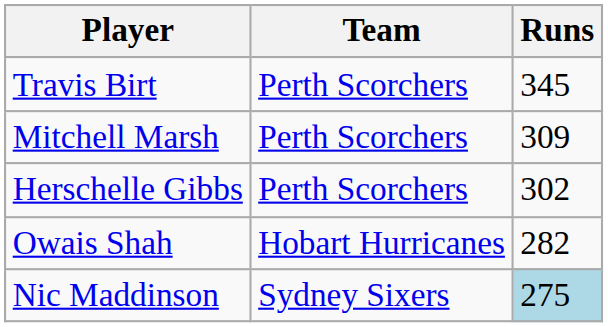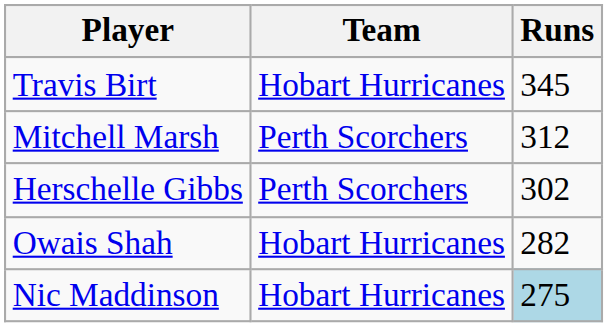(363, 83) Perth Scorchers -> (382, 83) Hobart Hurricanes
(545, 136) 309 -> (545, 136) 312
(354, 294) Sydney Sixers -> (382, 294) Hobart Hurricanes
